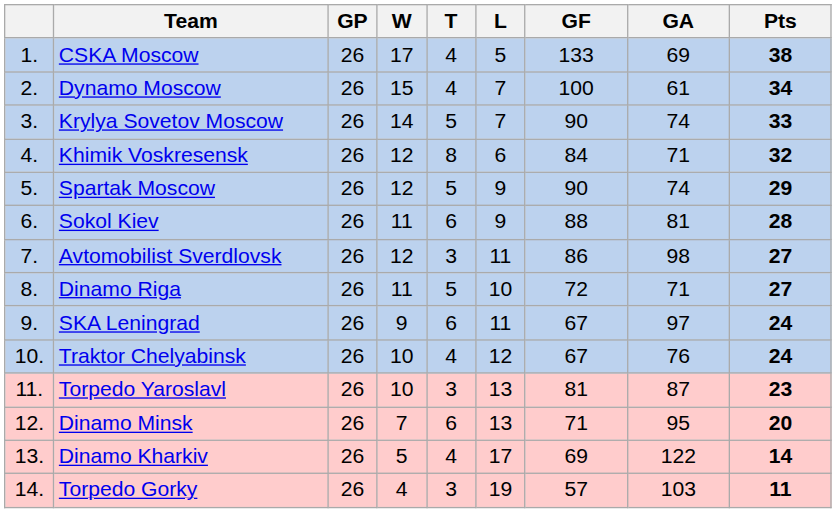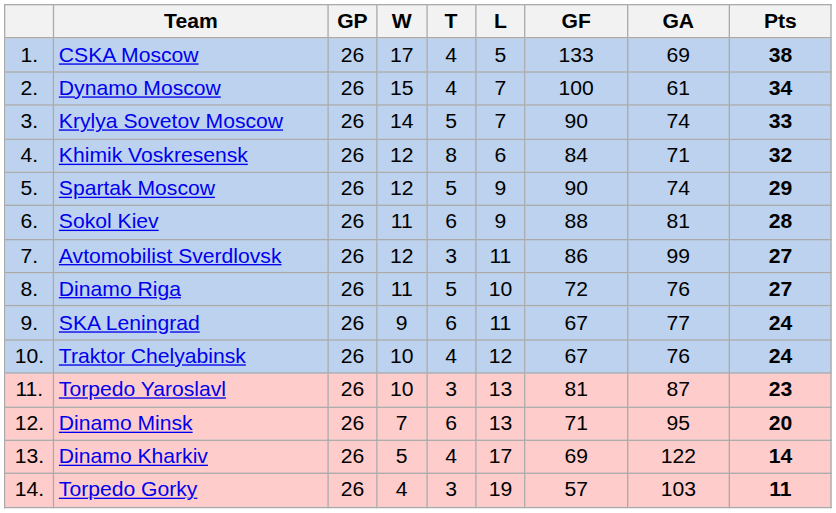(678, 255) 98 -> (678, 255) 99
(678, 289) 71 -> (678, 289) 76
(678, 322) 97 -> (678, 322) 77
